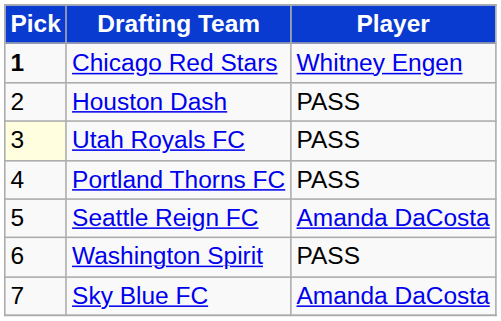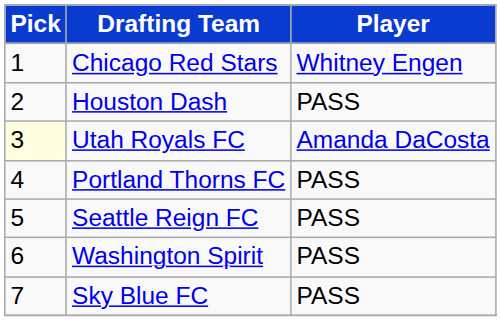(17, 62) bold -> (17, 62) normal
(328, 140) PASS -> (393, 140) Amanda DaCosta
(393, 218) Amanda DaCosta -> (328, 218) PASS
(393, 295) Amanda DaCosta -> (328, 295) PASS
